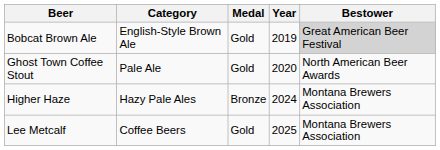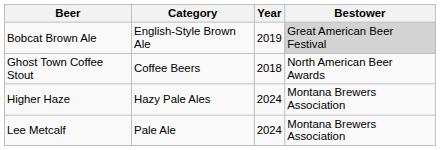- column: (248, 13)
(140, 68) Pale Ale -> (167, 68) Coffee Beers
(284, 68) 2020 -> (269, 68) 2018
(153, 130) Coffee Beers -> (155, 130) Pale Ale
(284, 130) 2025 -> (269, 130) 2024
